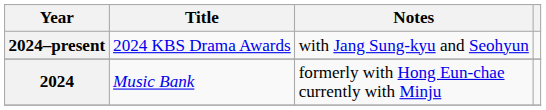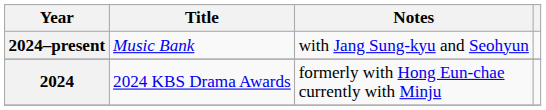(202, 45) 2024 KBS Drama Awards -> (154, 45) Music Bank
(154, 82) Music Bank -> (202, 82) 2024 KBS Drama Awards
